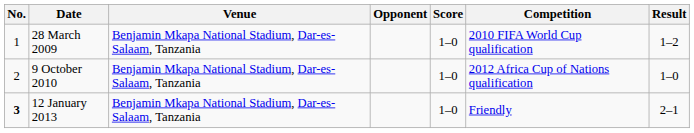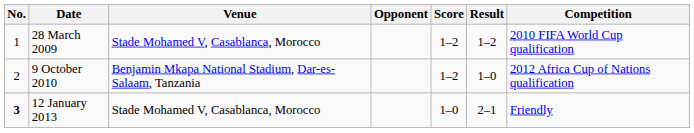columns swapped: (669, 14) <-> (558, 14)
(224, 41) Benjamin Mkapa National Stadium, Dar-es-Salaam, Tanzania -> (216, 41) Stade Mohamed V, Casablanca, Morocco
(448, 41) 1–0 -> (449, 41) 1–2
(448, 75) 1–0 -> (449, 75) 1–2
(224, 110) Benjamin Mkapa National Stadium, Dar-es-Salaam, Tanzania -> (216, 110) Stade Mohamed V, Casablanca, Morocco
